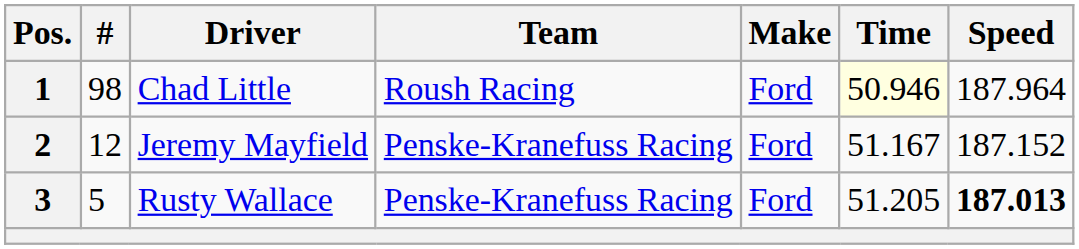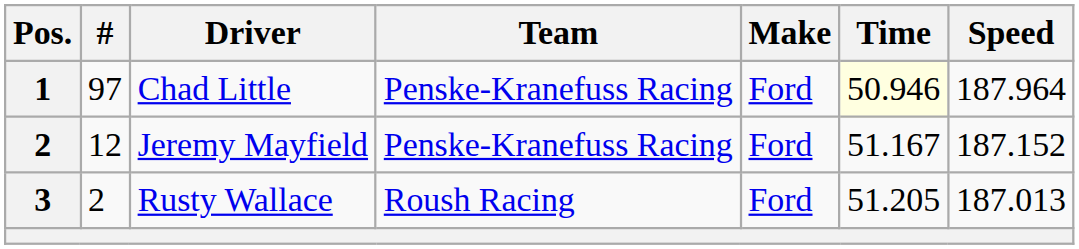(105, 88) 98 -> (105, 88) 97
(479, 88) Roush Racing -> (558, 88) Penske-Kranefuss Racing
(96, 200) 5 -> (96, 200) 2
(558, 200) Penske-Kranefuss Racing -> (479, 200) Roush Racing
(1011, 200) bold -> (1011, 200) normal
